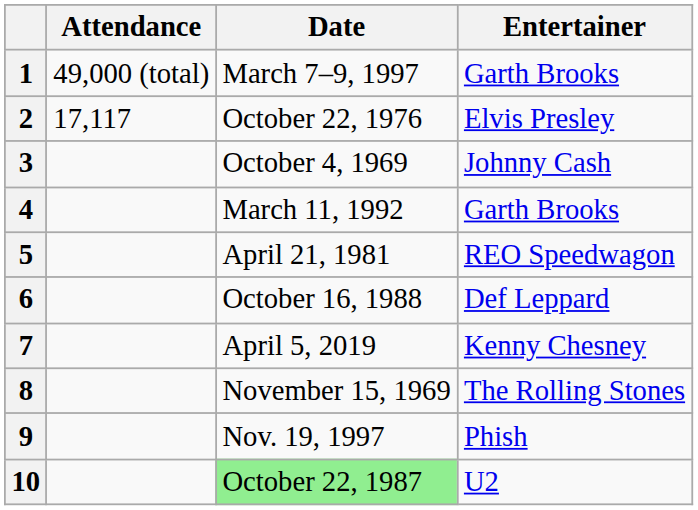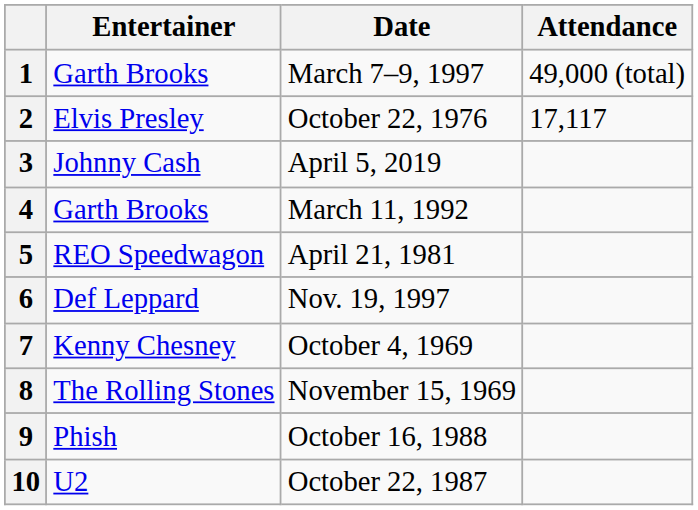columns swapped: (574, 27) <-> (131, 27)
(315, 163) October 4, 1969 -> (364, 163) April 5, 2019
(322, 299) October 16, 1988 -> (369, 299) Nov. 19, 1997
(299, 345) April 5, 2019 -> (380, 345) October 4, 1969
(303, 436) Nov. 19, 1997 -> (388, 436) October 16, 1988
(322, 481) lightgreen background -> (388, 481) no background
